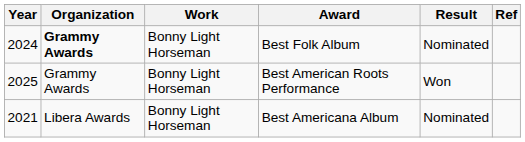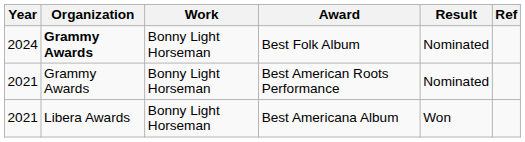(23, 81) 2025 -> (23, 81) 2021
(437, 81) Won -> (456, 81) Nominated
(456, 118) Nominated -> (437, 118) Won
